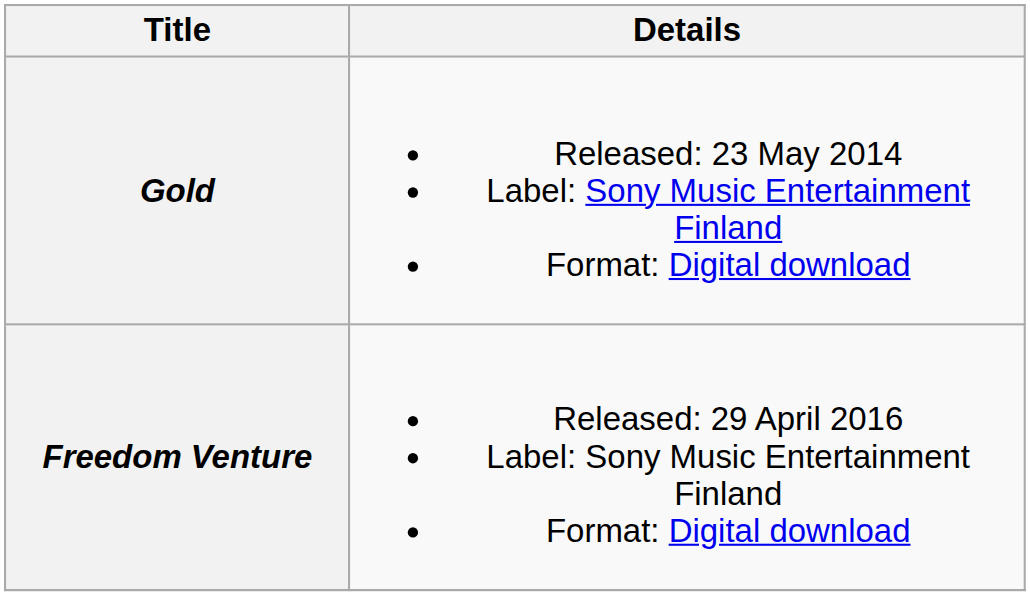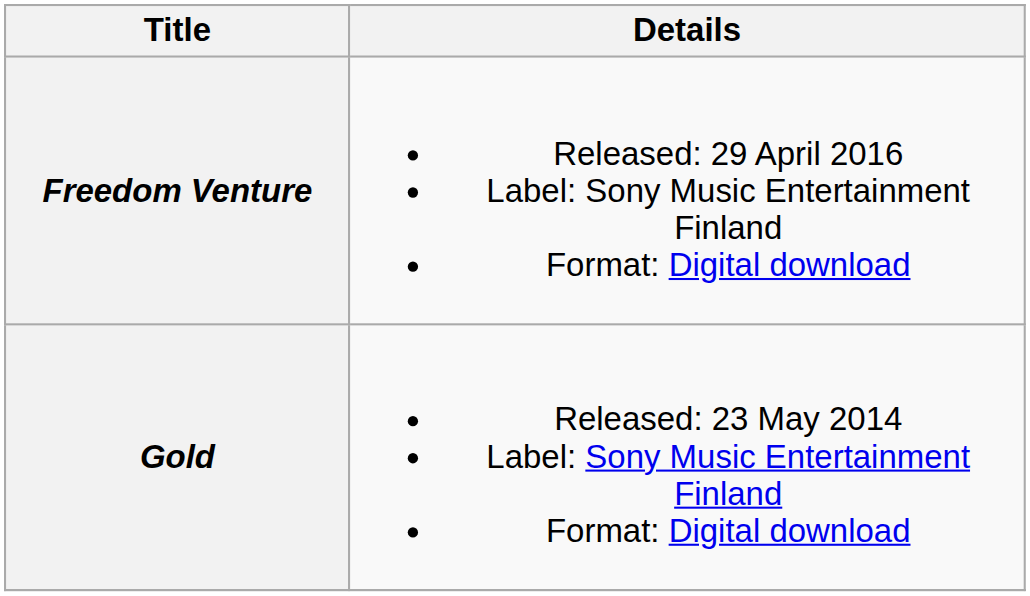rows swapped: (177, 190) <-> (177, 456)
